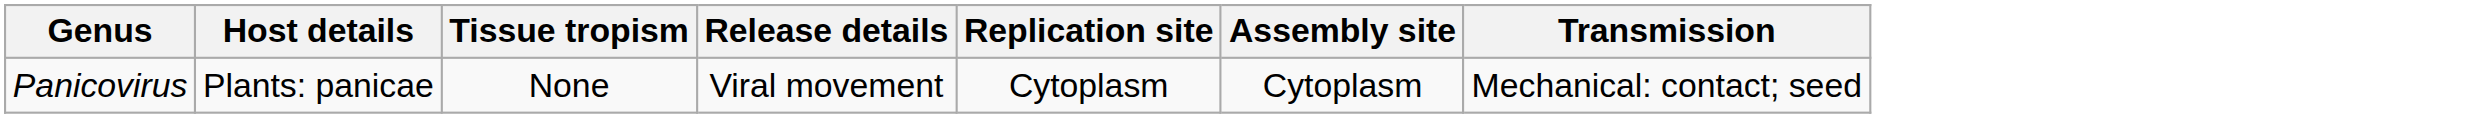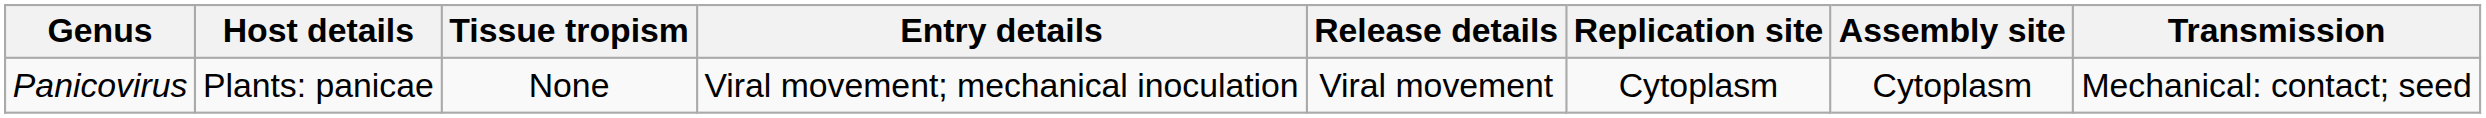+ column: (1002, 31)
